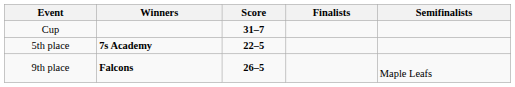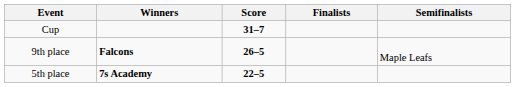rows swapped: (51, 45) <-> (51, 68)
